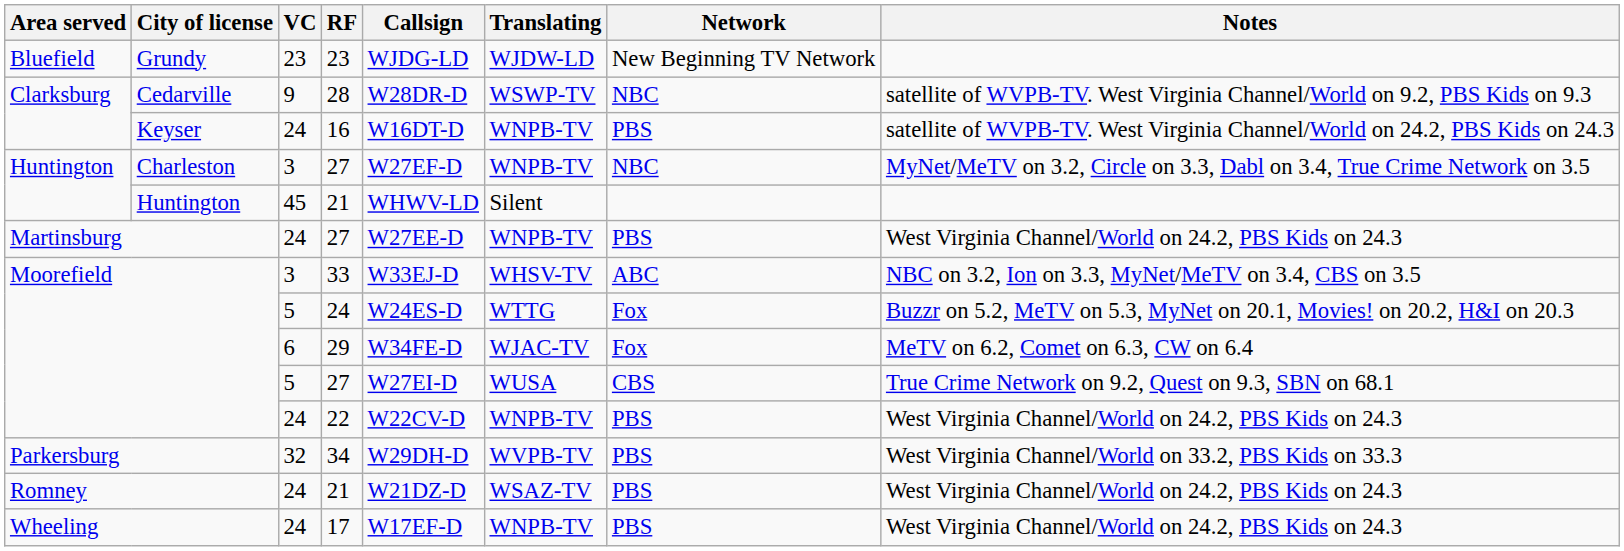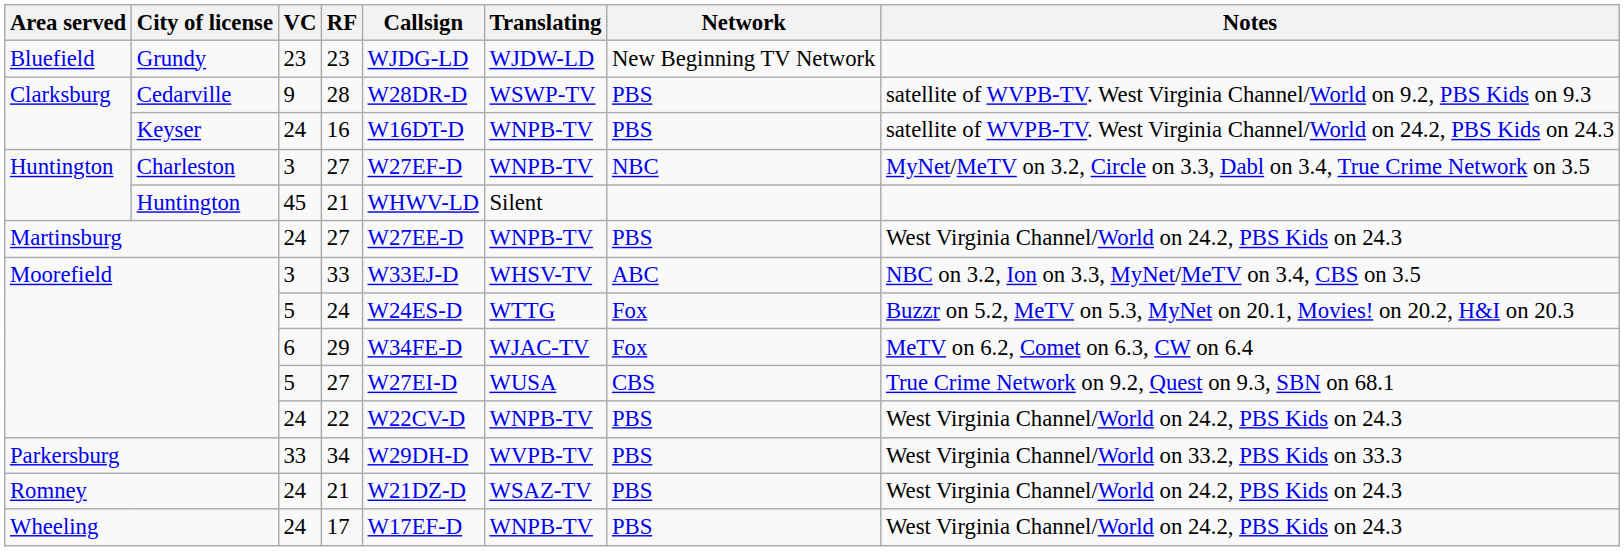(635, 94) NBC -> (632, 94) PBS
(295, 454) 32 -> (295, 454) 33
